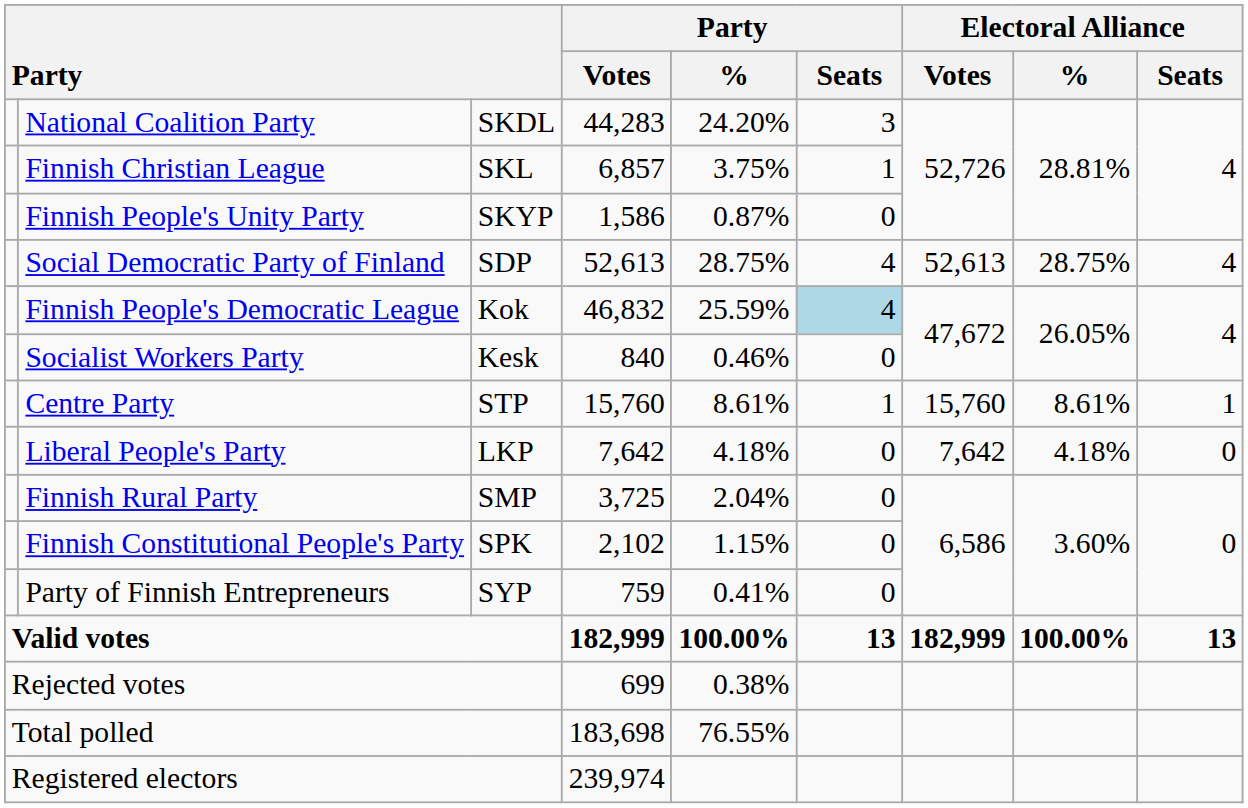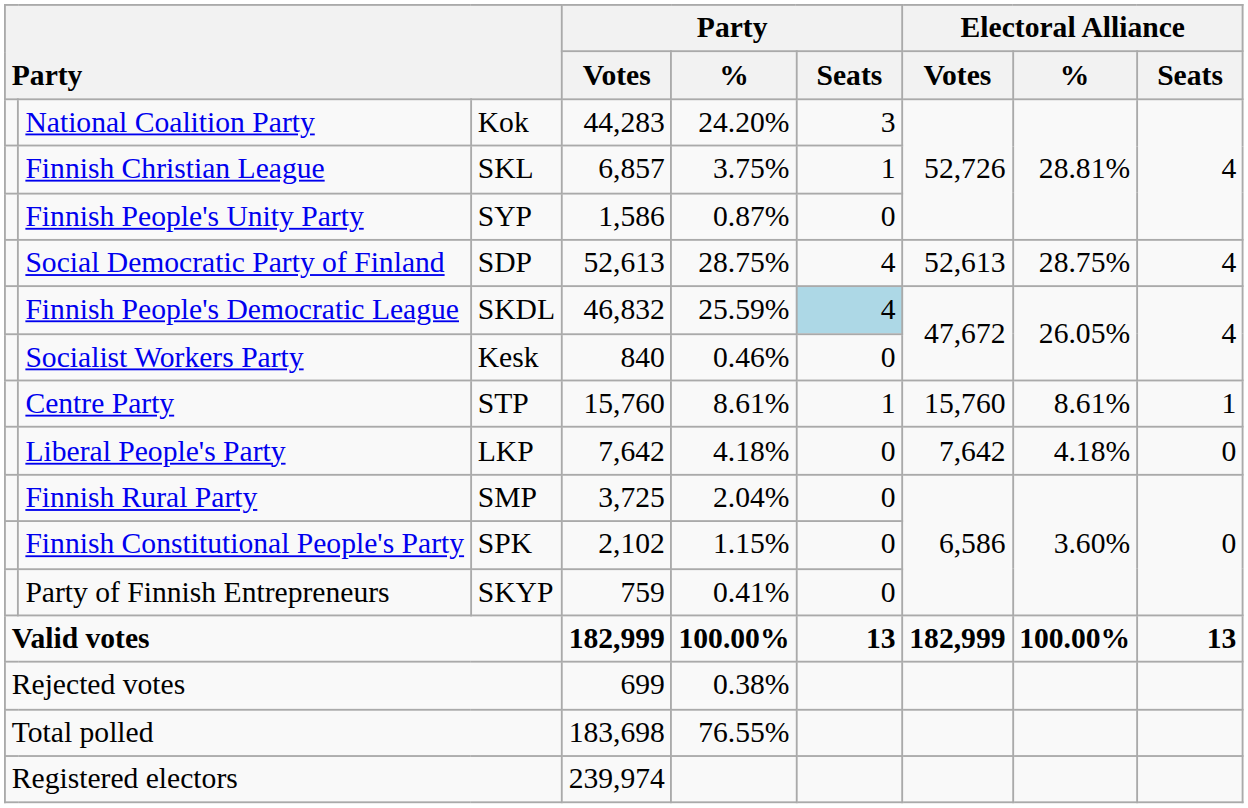(516, 121) SKDL -> (503, 121) Kok
(516, 215) SKYP -> (505, 215) SYP
(503, 309) Kok -> (516, 309) SKDL
(505, 591) SYP -> (516, 591) SKYP
